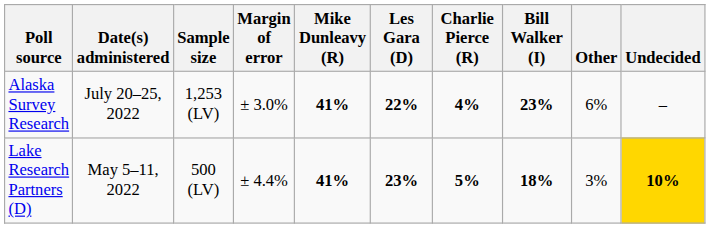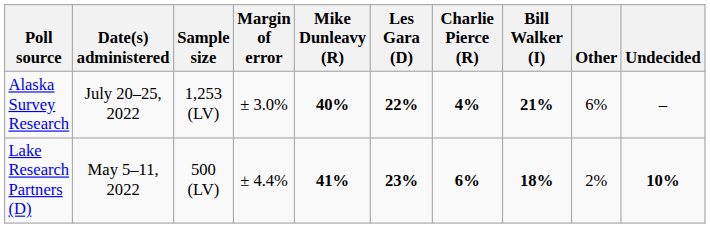(333, 104) 41% -> (333, 104) 40%
(537, 104) 23% -> (537, 104) 21%
(467, 180) 5% -> (467, 180) 6%
(596, 180) 3% -> (596, 180) 2%
(663, 180) gold background -> (663, 180) no background
